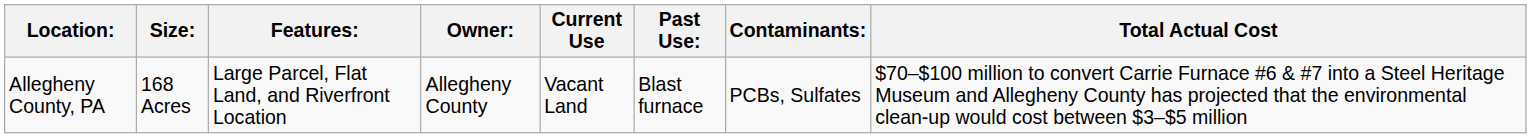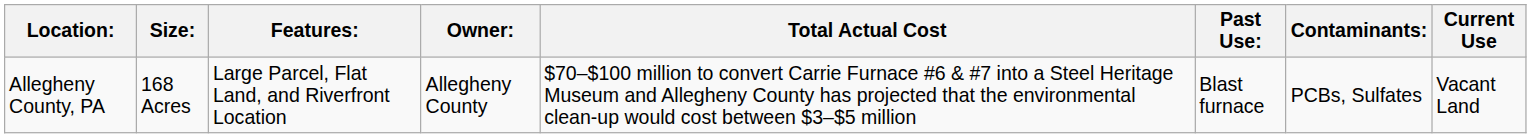columns swapped: (587, 30) <-> (1198, 30)
